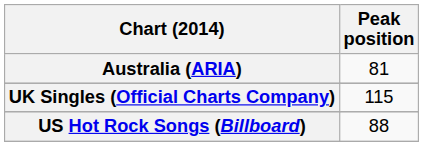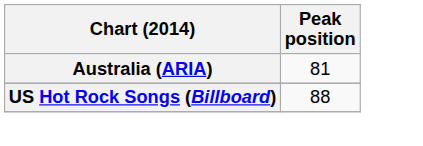- row: (172, 97)
